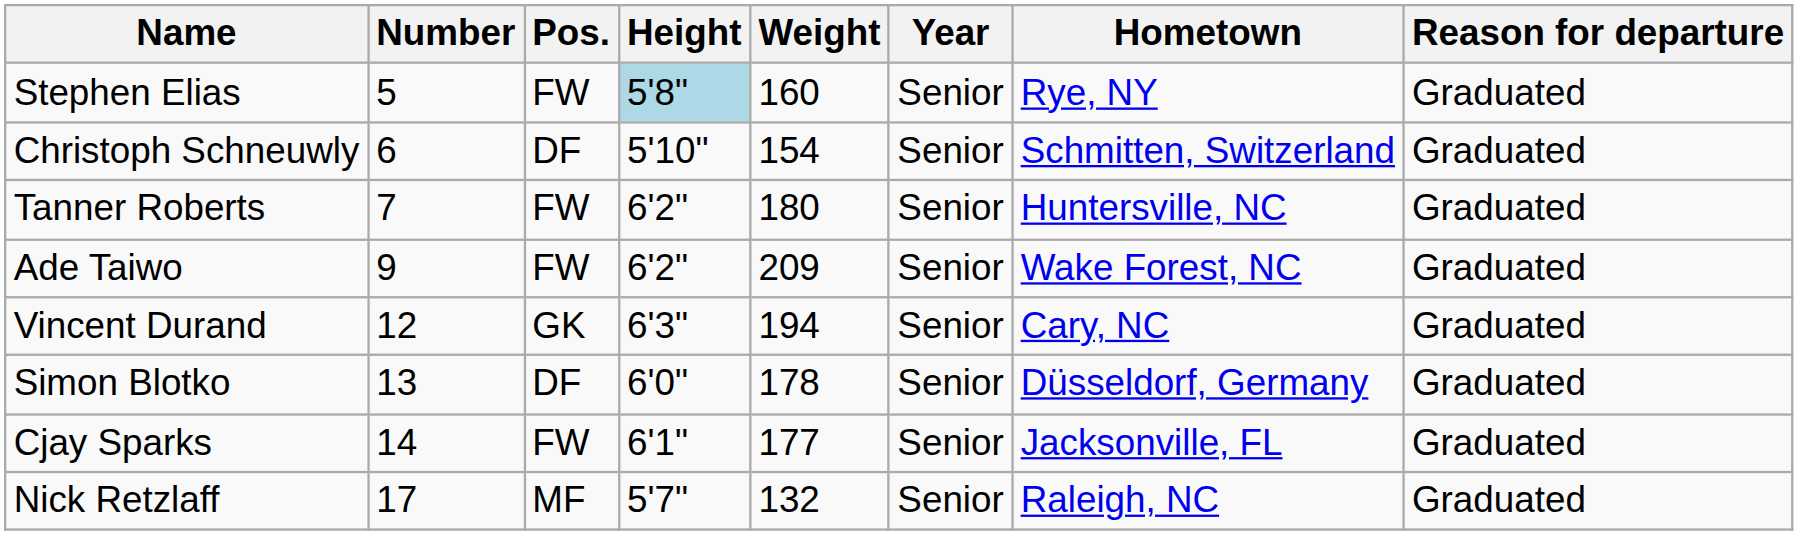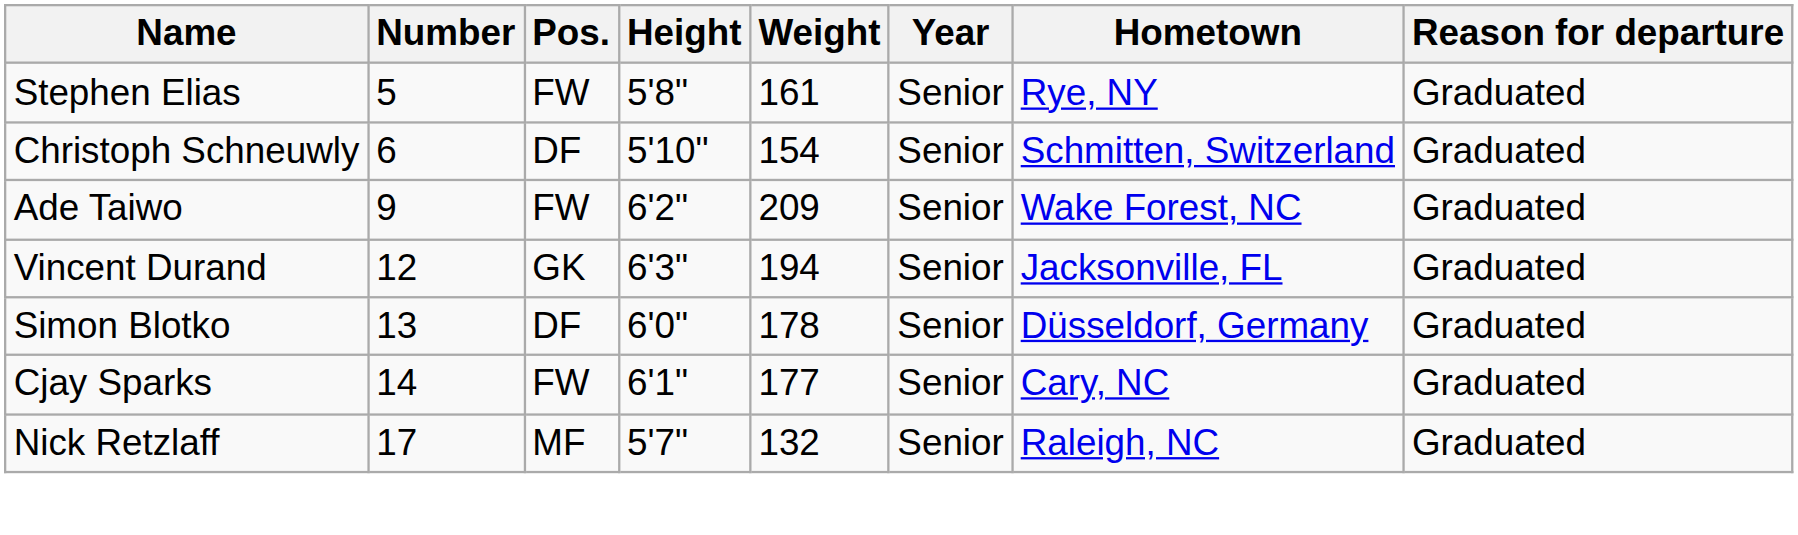(657, 92) lightblue background -> (657, 92) no background
(789, 92) 160 -> (789, 92) 161
- row: (139, 208)
(1095, 325) Cary, NC -> (1152, 267) Jacksonville, FL
(1152, 442) Jacksonville, FL -> (1095, 383) Cary, NC
